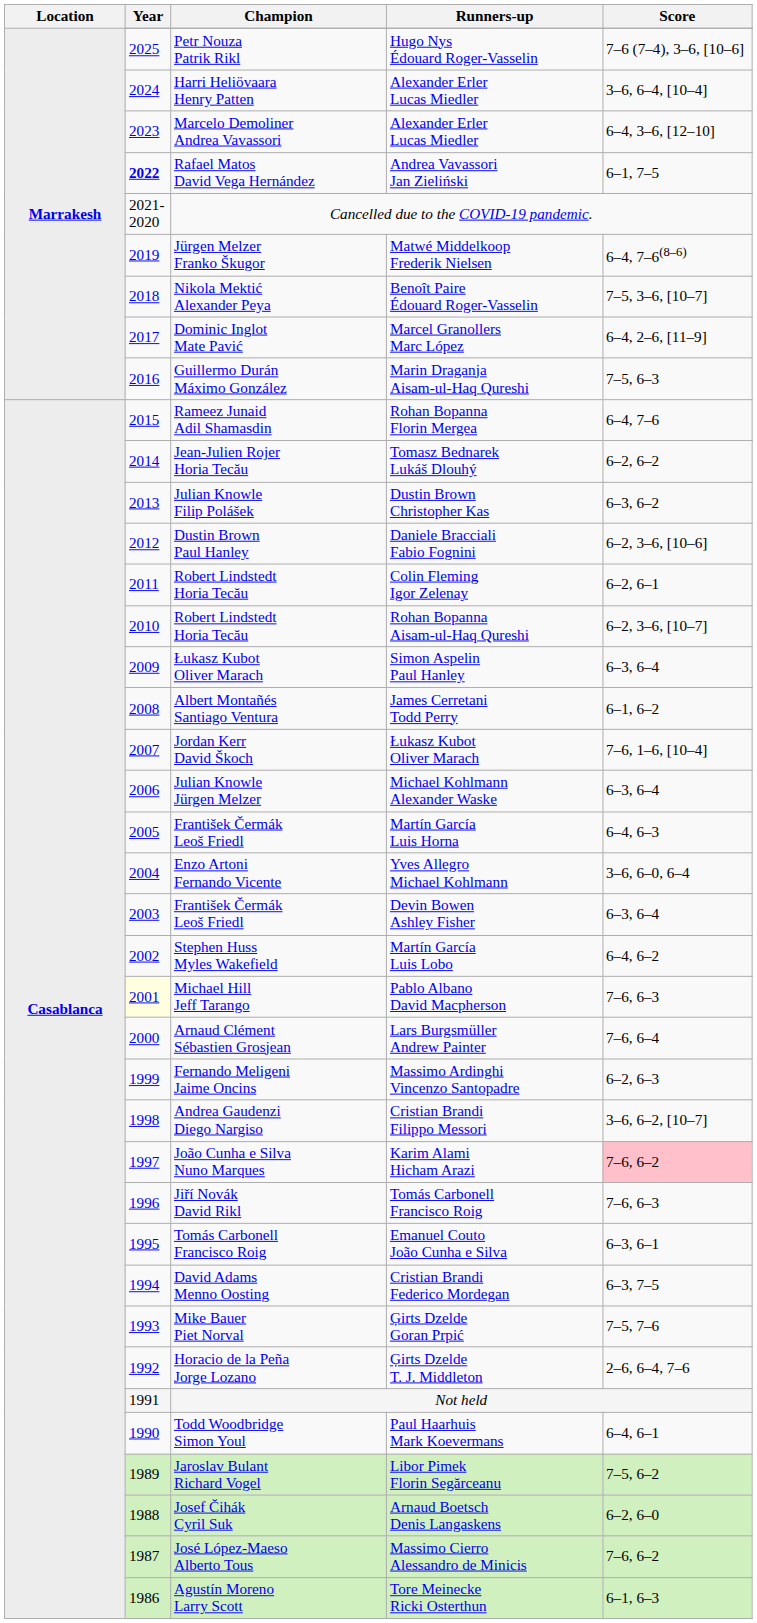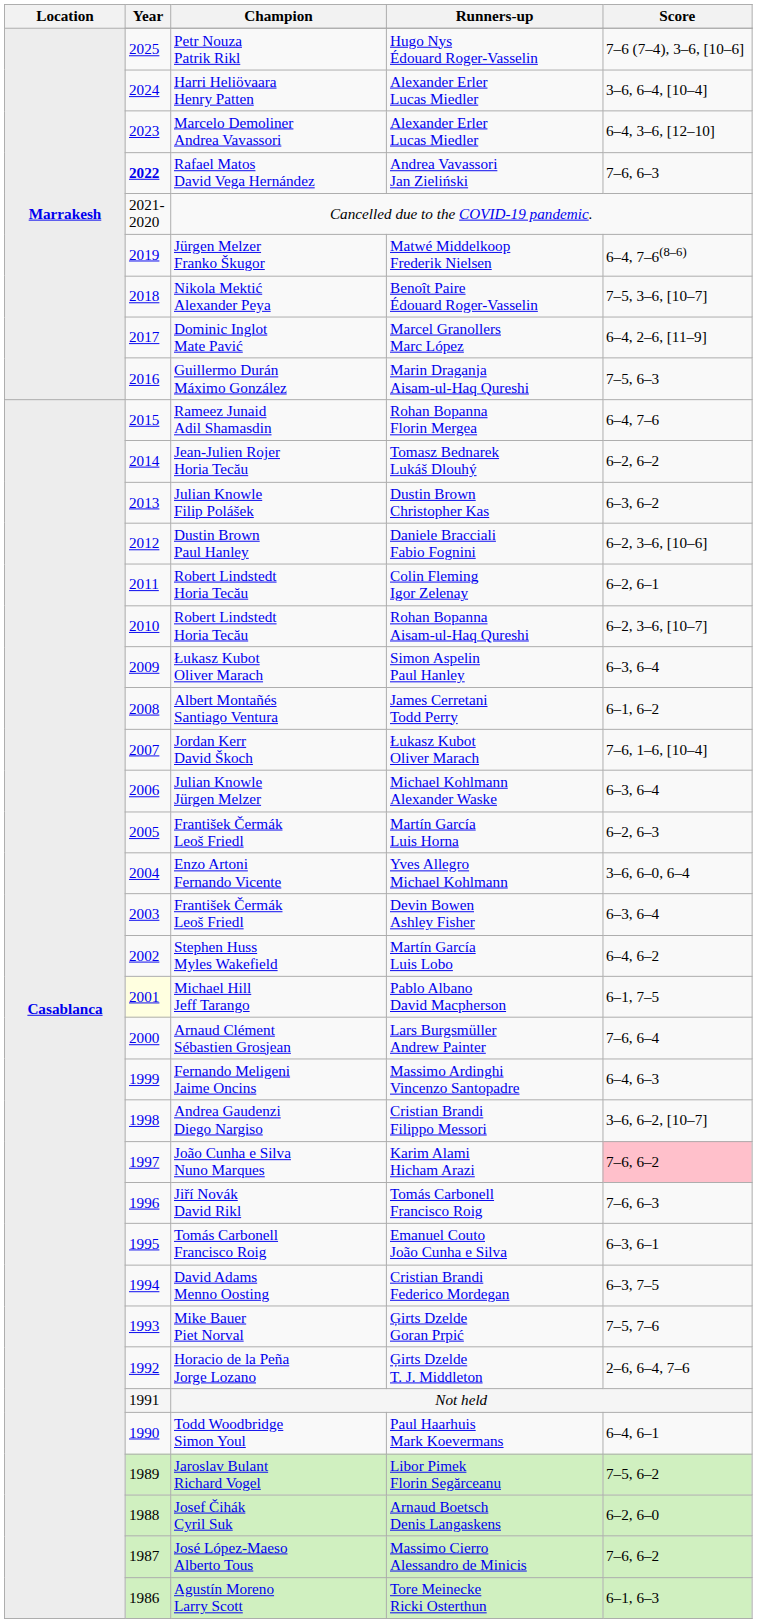(633, 172) 6–1, 7–5 -> (633, 172) 7–6, 6–3
(633, 832) 6–4, 6–3 -> (633, 832) 6–2, 6–3
(633, 996) 7–6, 6–3 -> (633, 996) 6–1, 7–5
(633, 1079) 6–2, 6–3 -> (633, 1079) 6–4, 6–3
